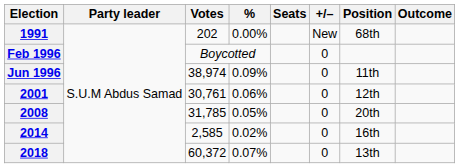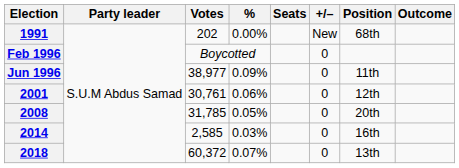(207, 73) 38,974 -> (207, 73) 38,977
(250, 133) 0.02% -> (250, 133) 0.03%
